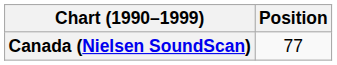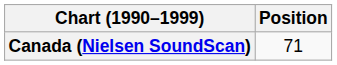(293, 45) 77 -> (293, 45) 71
